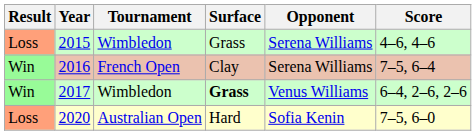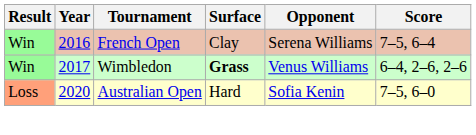- row: (74, 42)
